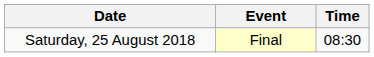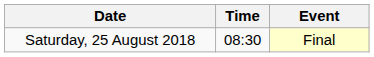columns swapped: (342, 16) <-> (266, 16)
